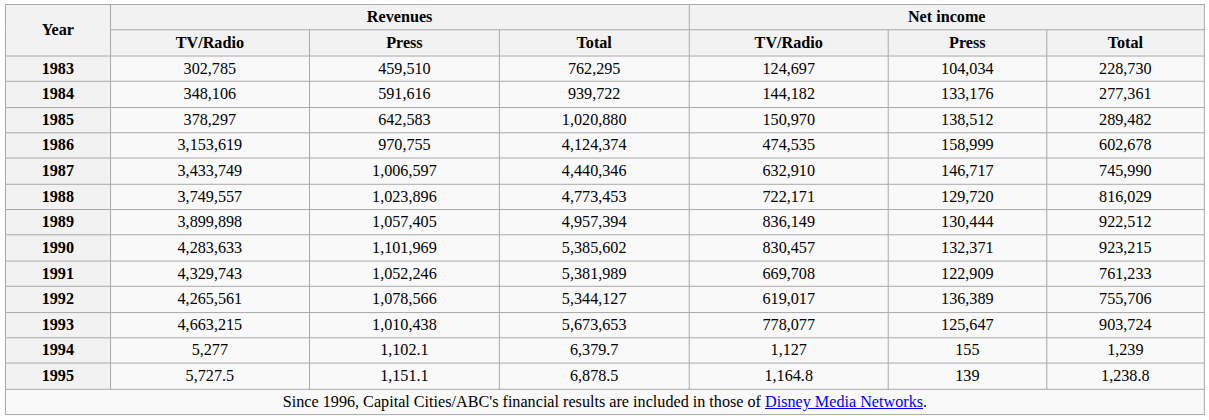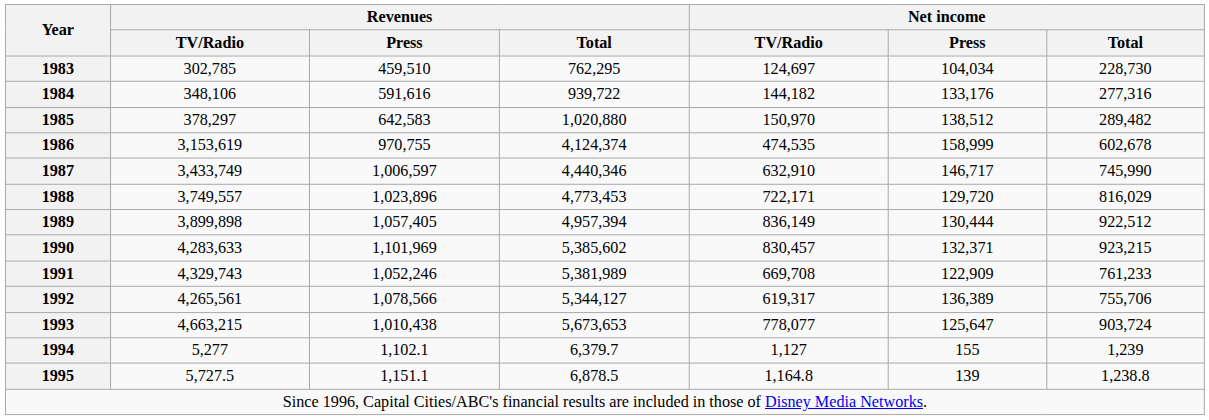(1125, 94) 277,361 -> (1125, 94) 277,316
(789, 299) 619,017 -> (789, 299) 619,317
